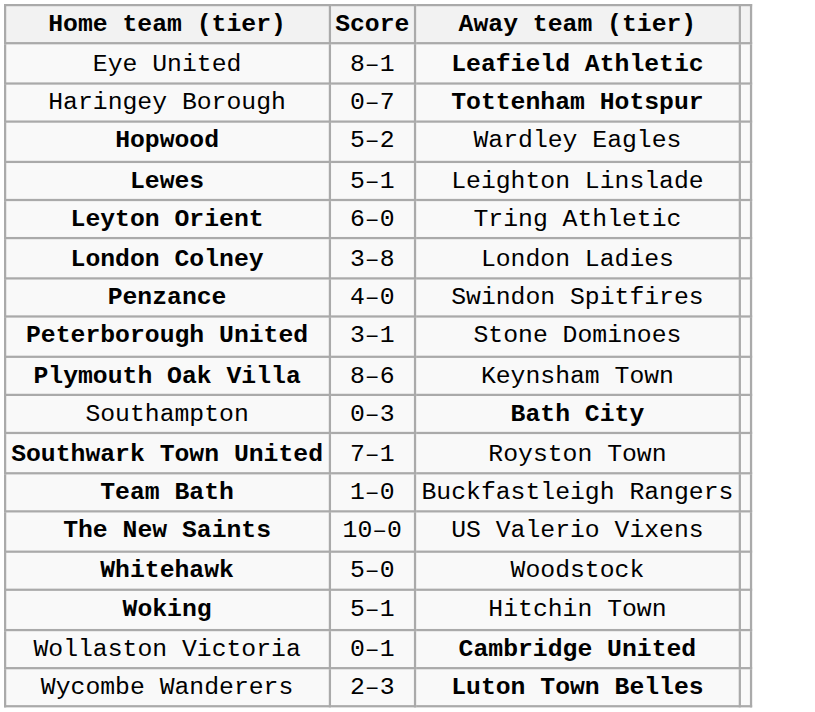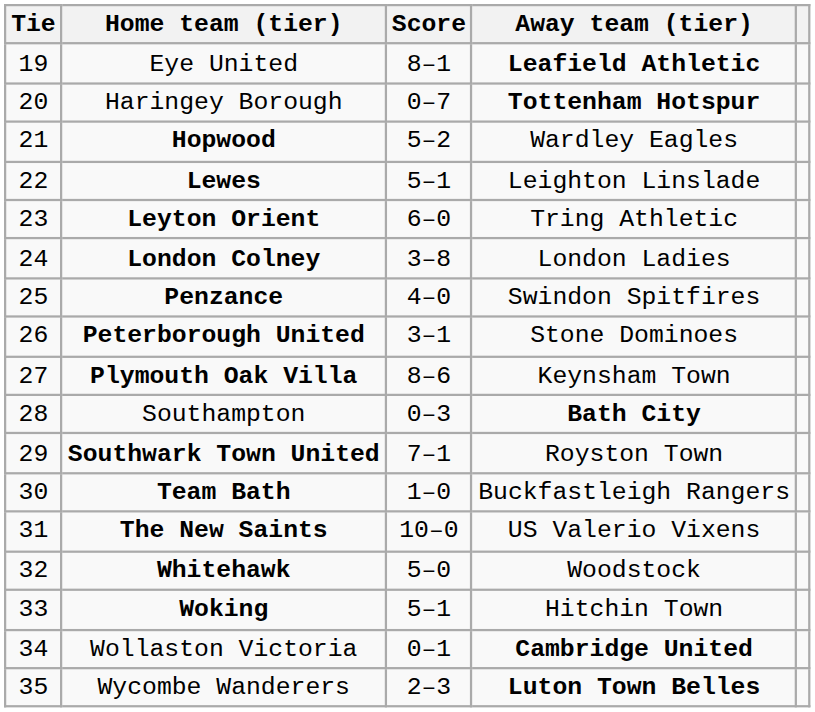+ column: (33, 25)
